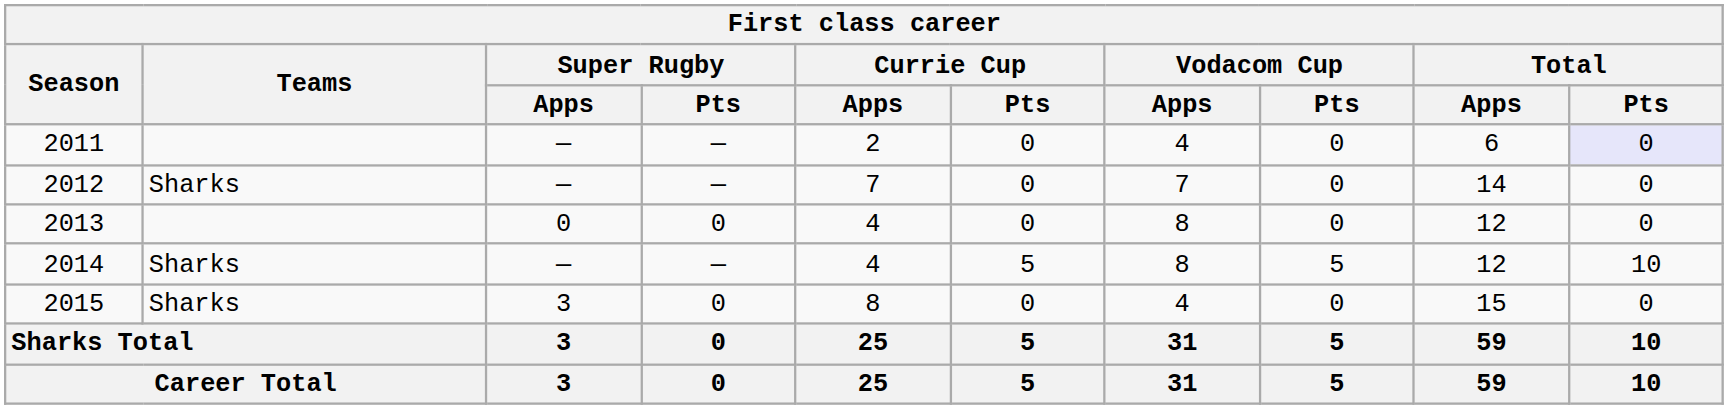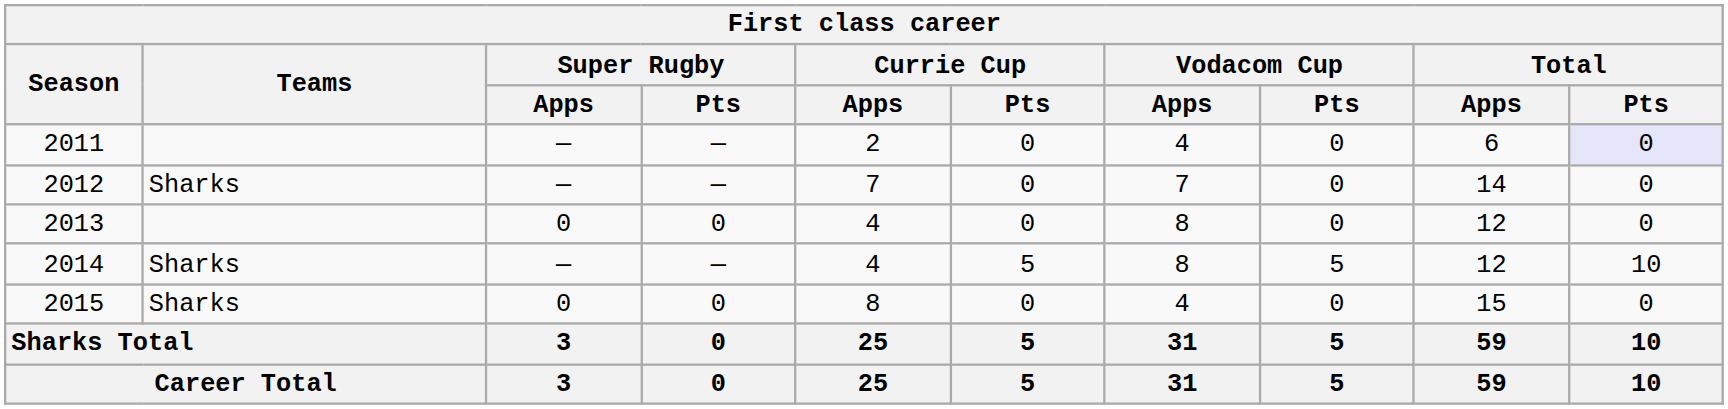(564, 304) 3 -> (564, 304) 0
